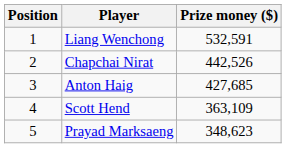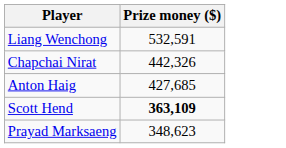- column: (33, 16)
(229, 62) 442,526 -> (172, 62) 442,326
(229, 108) normal -> (172, 108) bold
